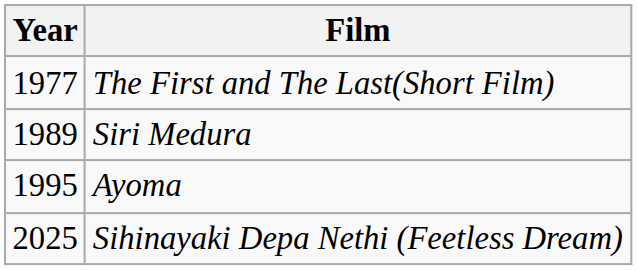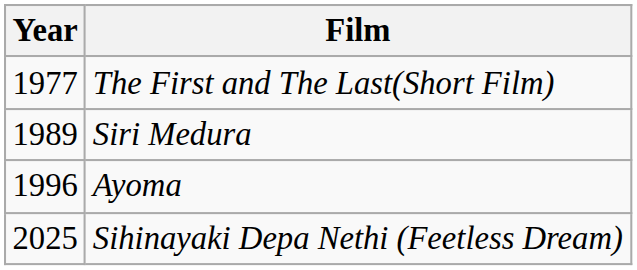(45, 185) 1995 -> (45, 185) 1996
